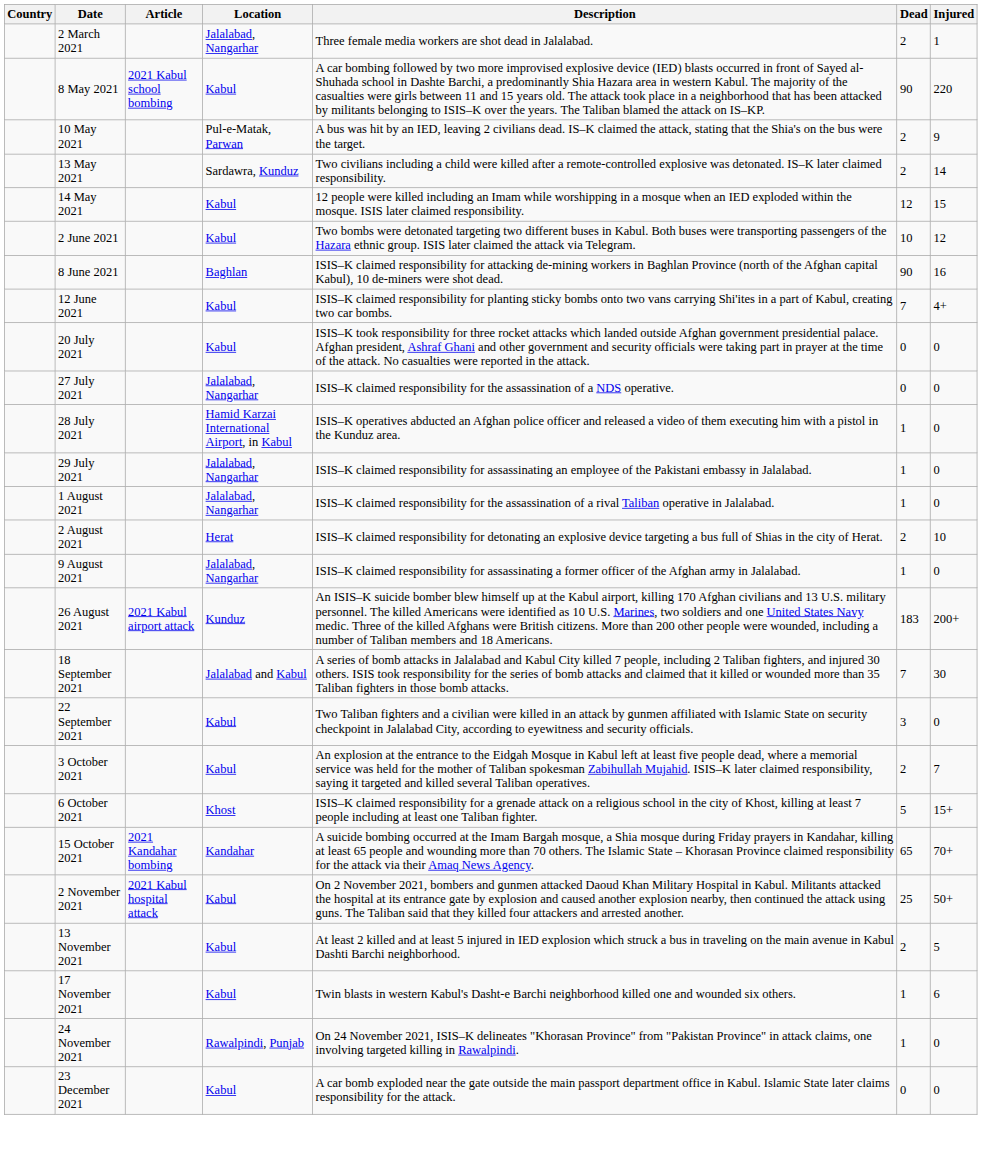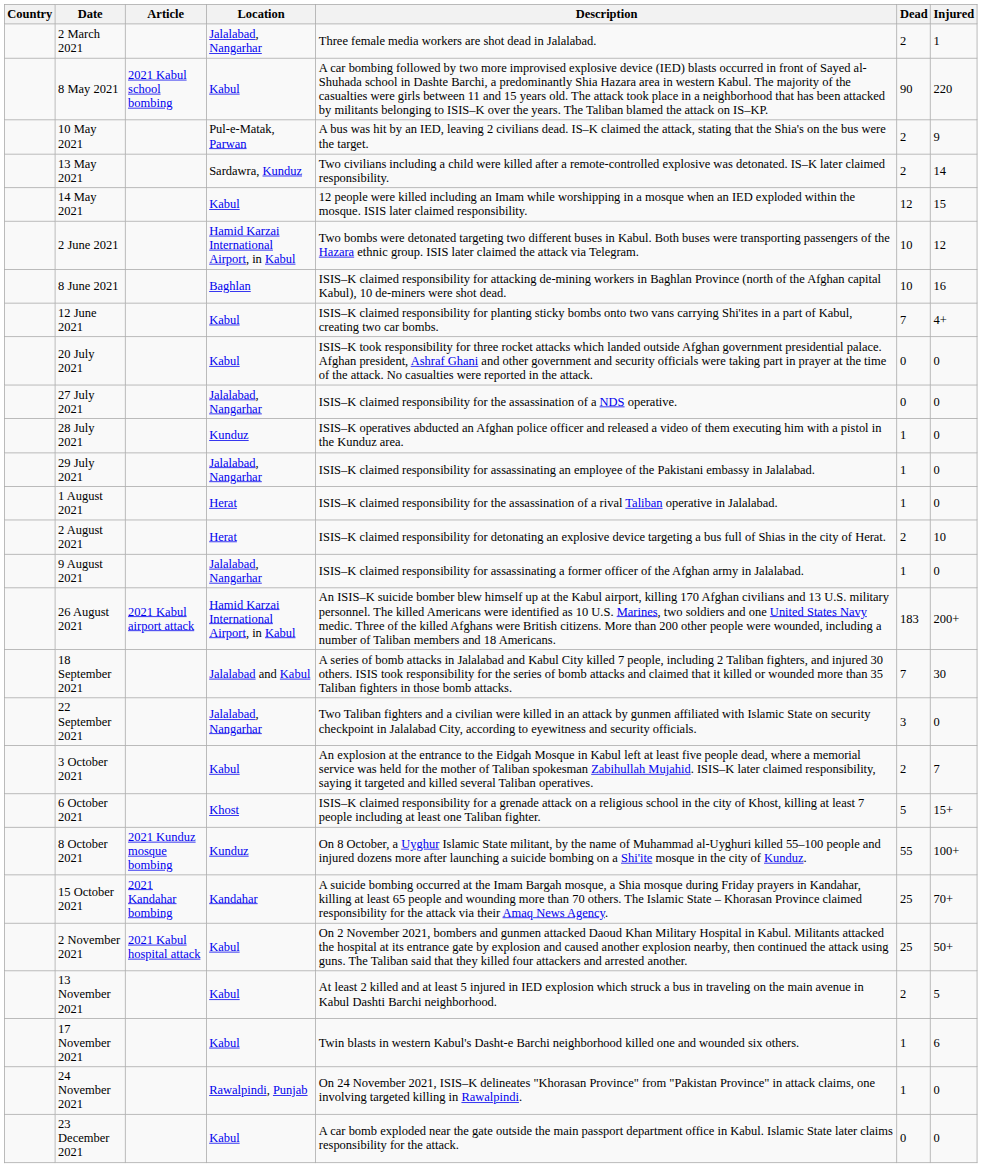(221, 238) Kabul -> (252, 245) Hamid Karzai International Airport, in Kabul
(906, 272) 90 -> (906, 286) 10
(249, 428) Hamid Karzai International Airport, in Kabul -> (229, 435) Kunduz
(232, 503) Jalalabad, Nangarhar -> (223, 503) Herat
(225, 618) Kunduz -> (252, 618) Hamid Karzai International Airport, in Kabul
(221, 721) Kabul -> (235, 721) Jalalabad, Nangarhar
+ row: (83, 851)
(906, 851) 65 -> (906, 899) 25
